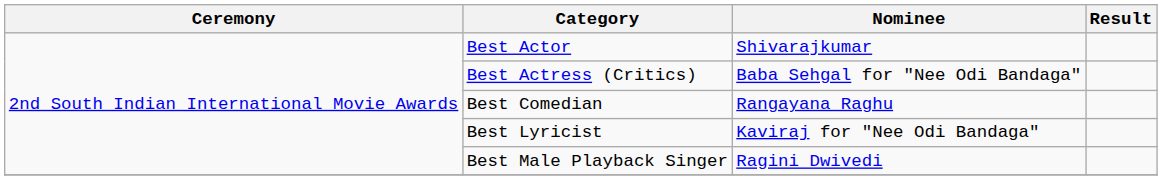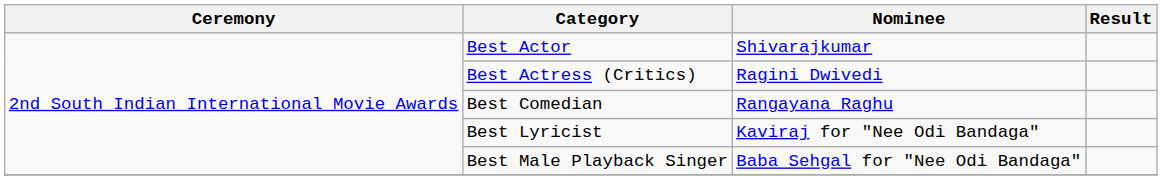(909, 76) Baba Sehgal for "Nee Odi Bandaga" -> (809, 76) Ragini Dwivedi
(809, 161) Ragini Dwivedi -> (909, 161) Baba Sehgal for "Nee Odi Bandaga"
